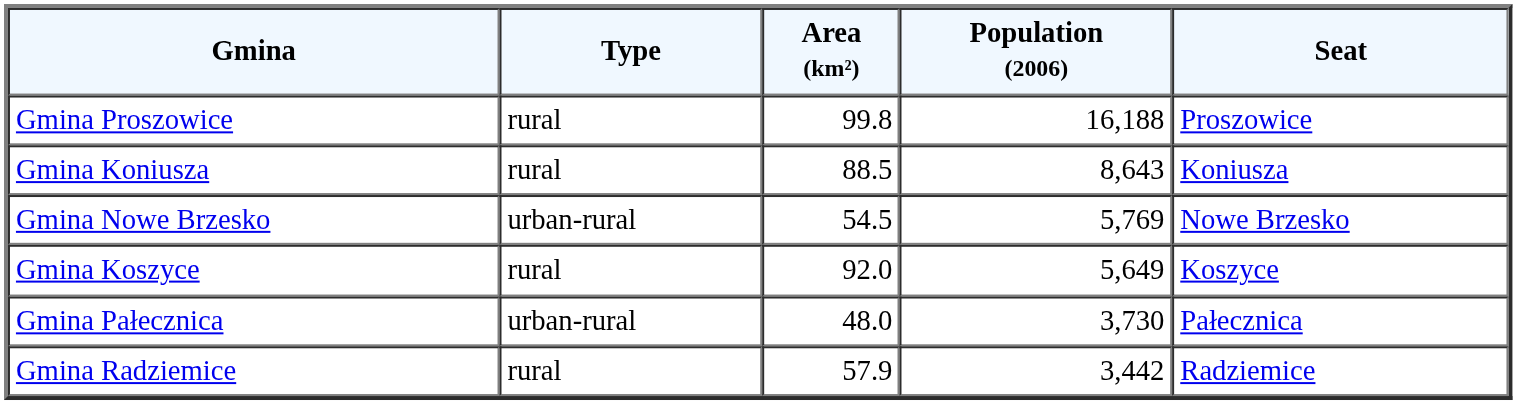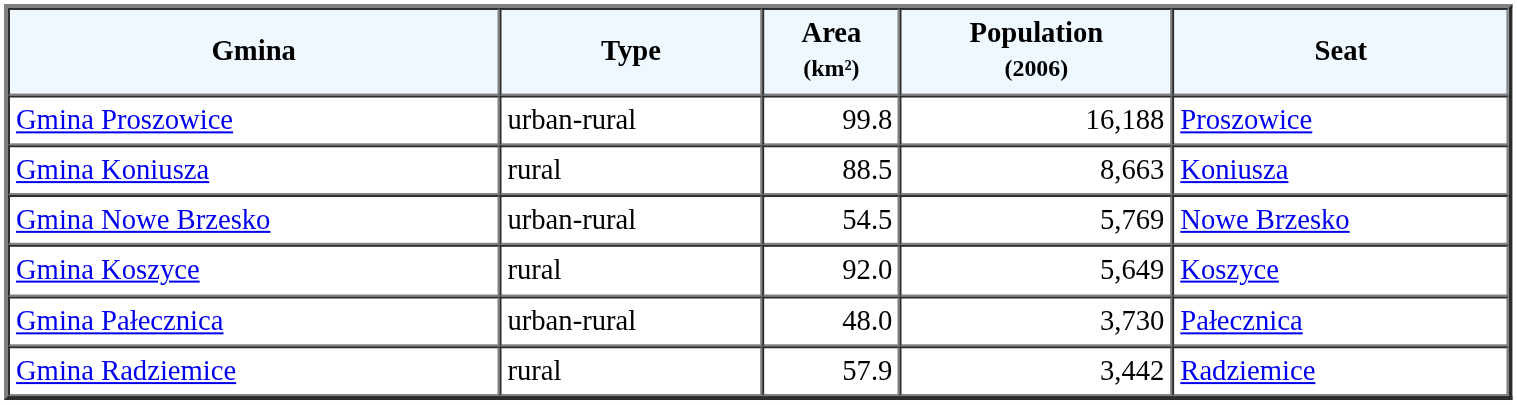(534, 119) rural -> (572, 119) urban-rural
(1132, 169) 8,643 -> (1132, 169) 8,663
